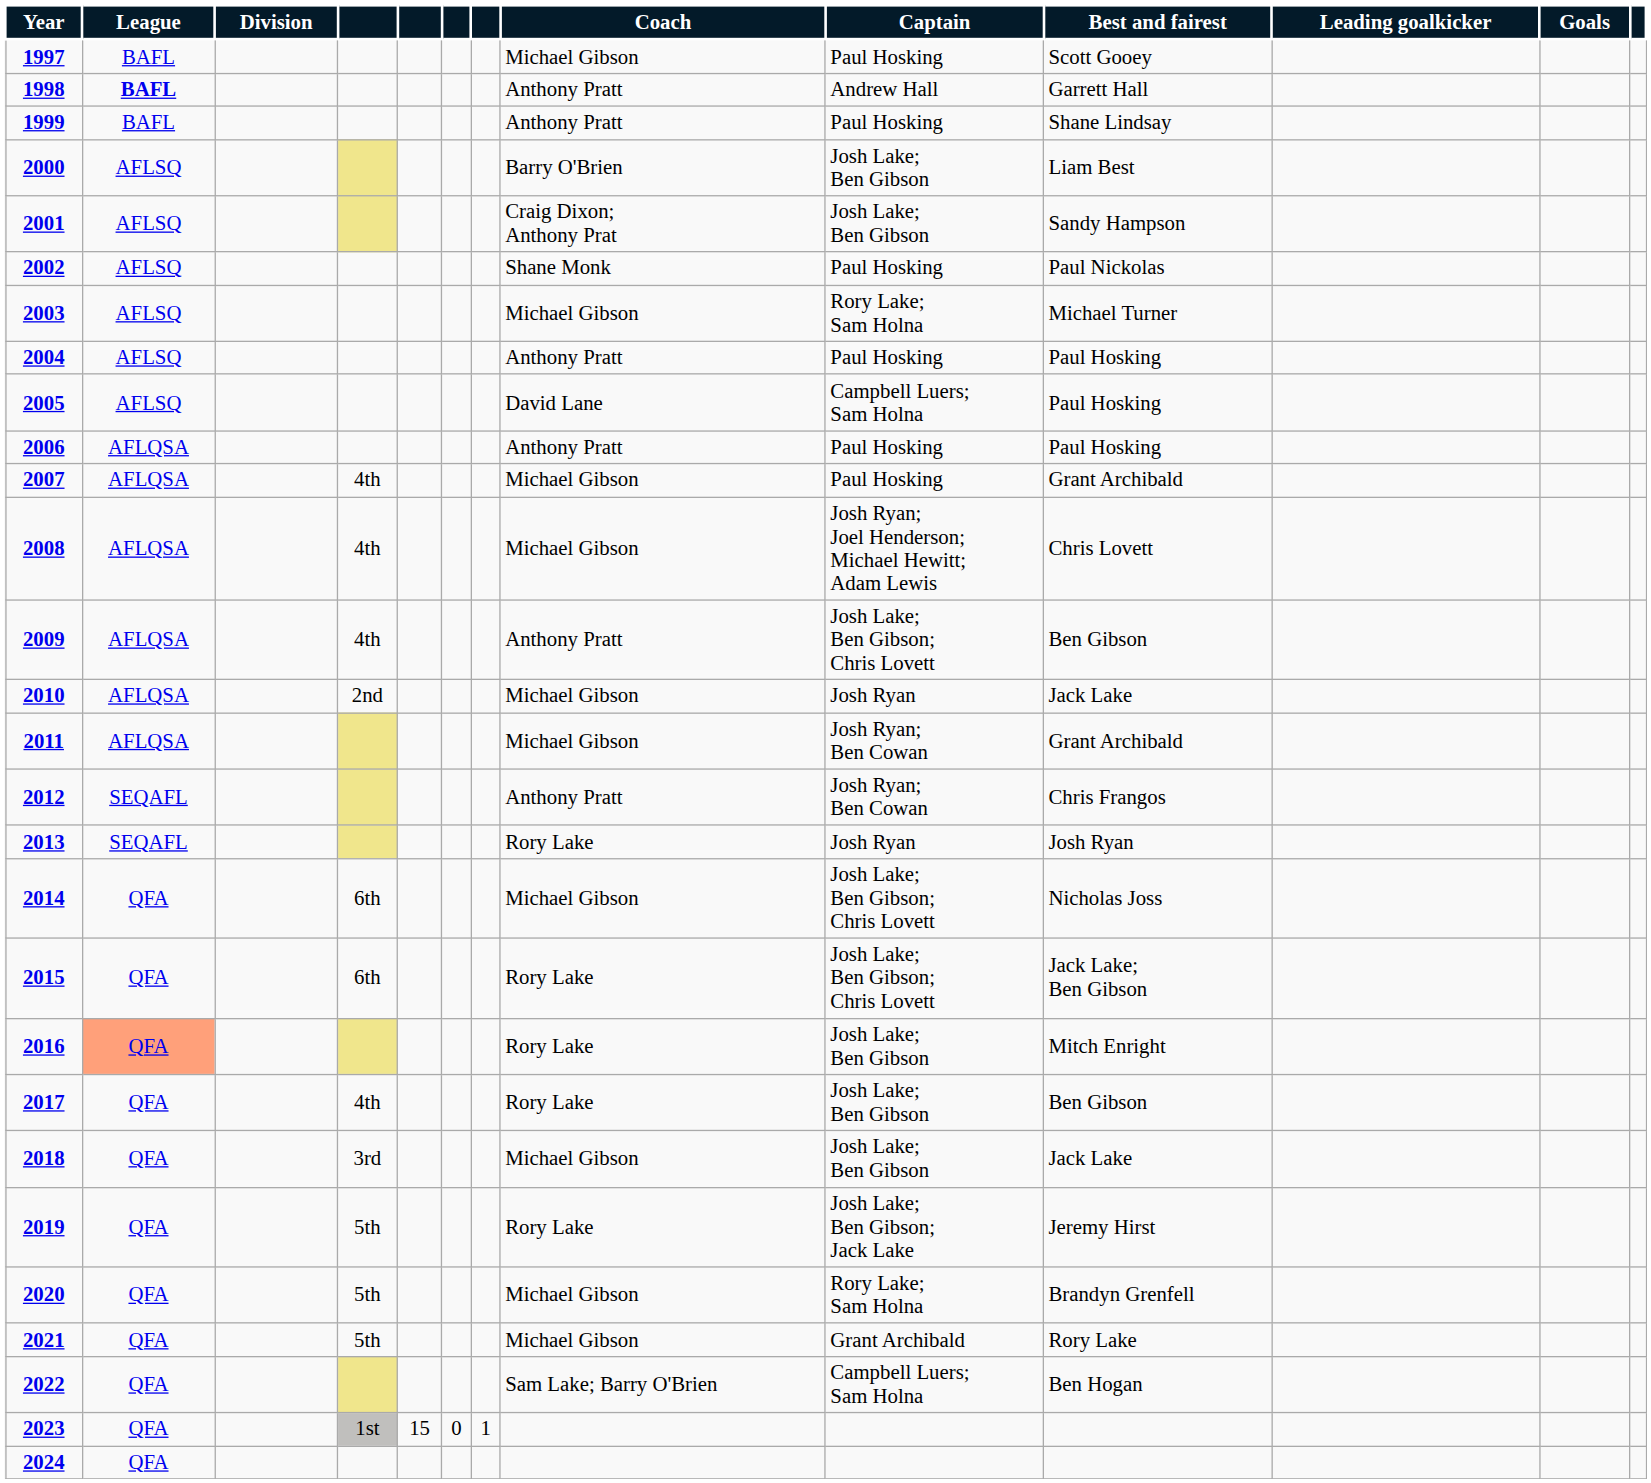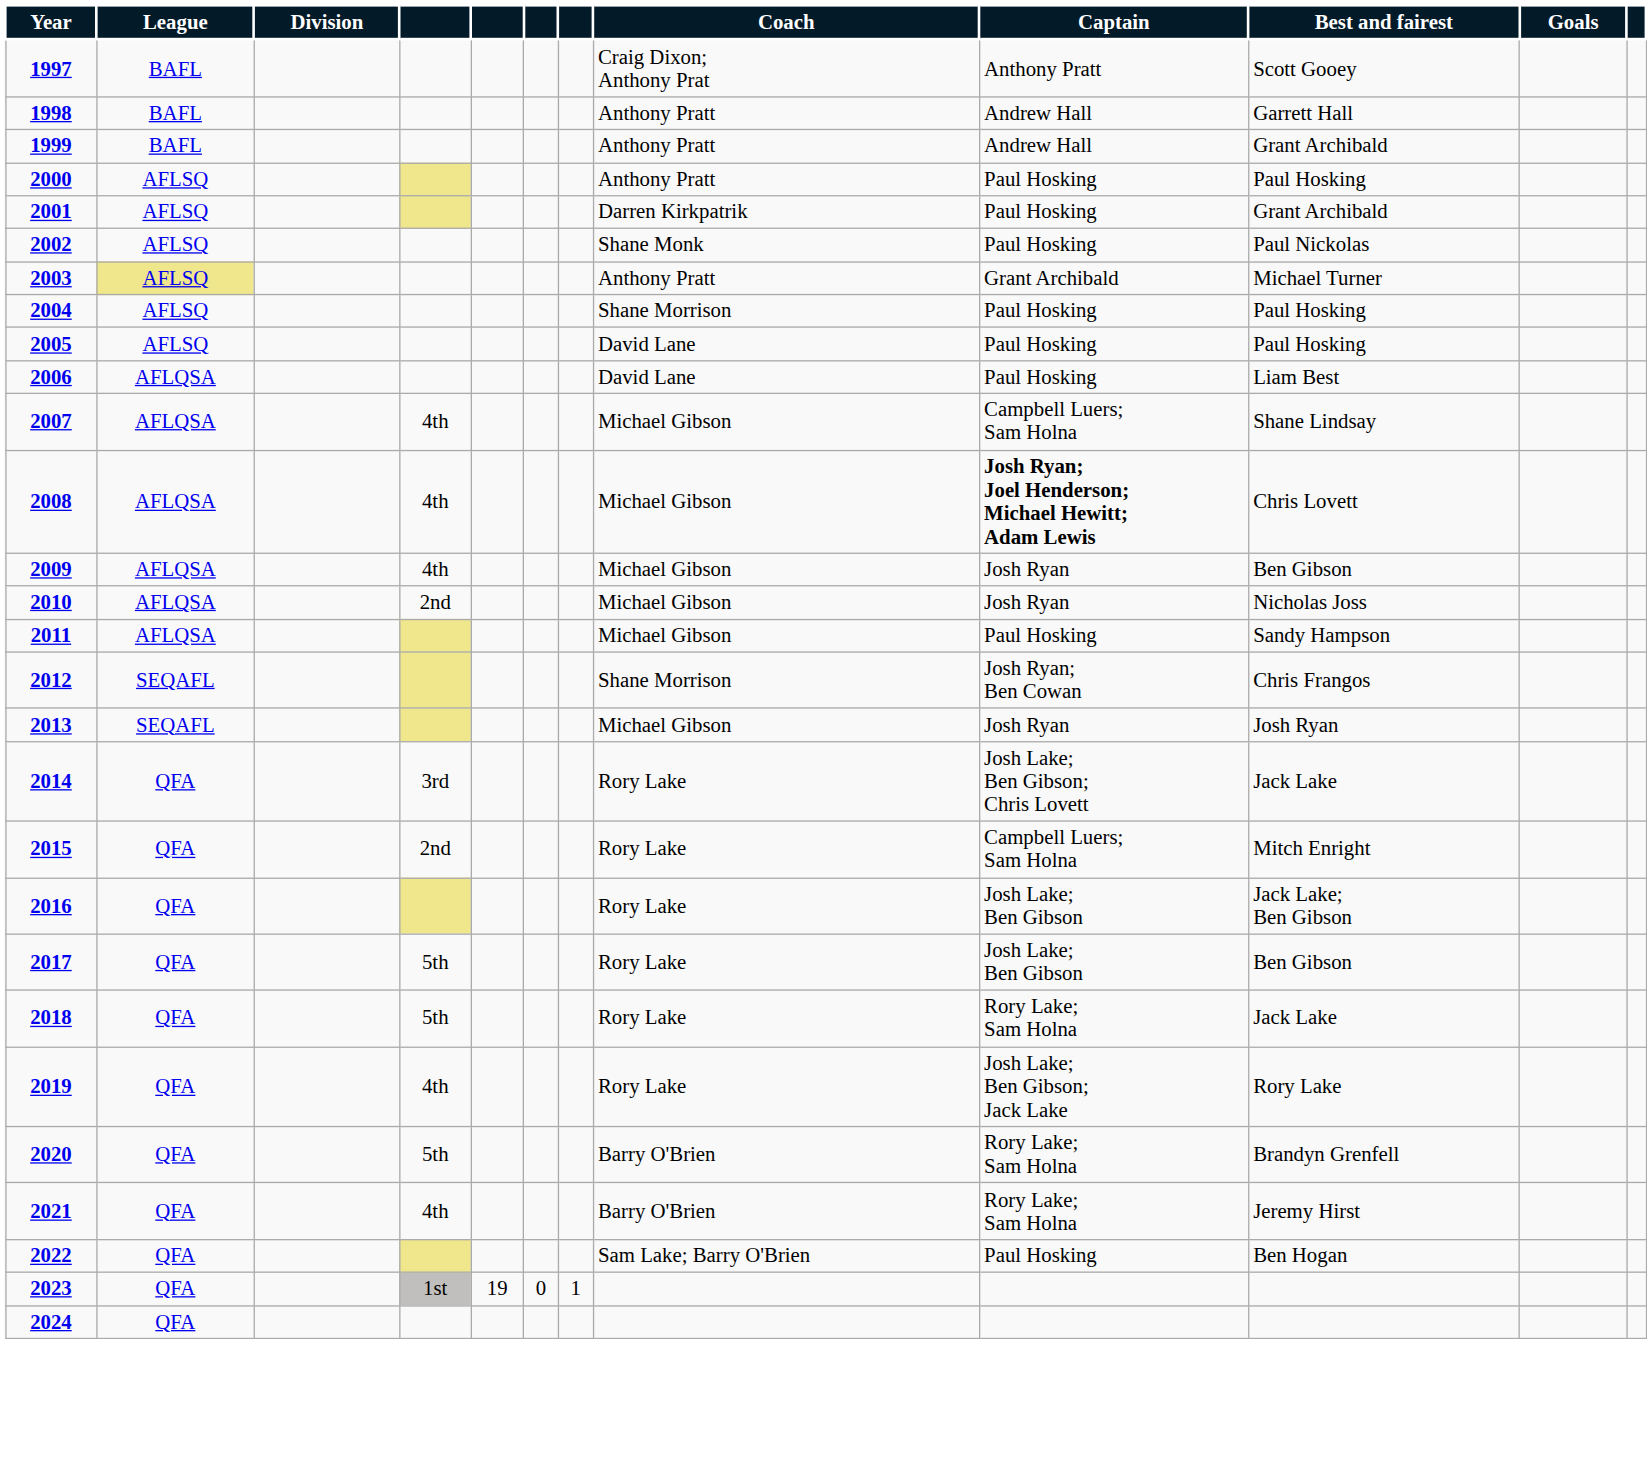- column: (1406, 22)
(572, 56) Michael Gibson -> (654, 68) Craig Dixon; Anthony Prat
(887, 56) Paul Hosking -> (1043, 68) Anthony Pratt
(148, 89) bold -> (175, 112) normal
(887, 122) Paul Hosking -> (1038, 145) Andrew Hall
(1110, 122) Shane Lindsay -> (1320, 145) Grant Archibald
(564, 167) Barry O'Brien -> (657, 178) Anthony Pratt
(880, 167) Josh Lake; Ben Gibson -> (1040, 178) Paul Hosking
(1091, 167) Liam Best -> (1309, 178) Paul Hosking
(561, 223) Craig Dixon; Anthony Prat -> (673, 211) Darren Kirkpatrik
(880, 223) Josh Lake; Ben Gibson -> (1040, 211) Paul Hosking
(1117, 223) Sandy Hampson -> (1320, 211) Grant Archibald
(148, 313) no background -> (175, 277) khaki background
(572, 313) Michael Gibson -> (657, 277) Anthony Pratt
(877, 313) Rory Lake; Sam Holna -> (1051, 277) Grant Archibald
(564, 357) Anthony Pratt -> (665, 310) Shane Morrison
(900, 402) Campbell Luers; Sam Holna -> (1040, 343) Paul Hosking
(564, 447) Anthony Pratt -> (647, 376) David Lane
(1105, 447) Paul Hosking -> (1296, 376) Liam Best
(887, 480) Paul Hosking -> (1054, 421) Campbell Luers; Sam Holna
(1116, 480) Grant Archibald -> (1315, 421) Shane Lindsay
(898, 548) normal -> (1057, 501) bold
(564, 639) Anthony Pratt -> (665, 569) Michael Gibson
(883, 639) Josh Lake; Ben Gibson; Chris Lovett -> (1027, 569) Josh Ryan
(1090, 696) Jack Lake -> (1310, 602) Nicholas Joss
(879, 740) Josh Ryan; Ben Cowan -> (1040, 635) Paul Hosking
(1116, 740) Grant Archibald -> (1322, 635) Sandy Hampson
(564, 797) Anthony Pratt -> (665, 680) Shane Morrison
(549, 841) Rory Lake -> (665, 724) Michael Gibson
(367, 898) 6th -> (435, 781) 3rd
(572, 898) Michael Gibson -> (642, 781) Rory Lake
(1105, 898) Nicholas Joss -> (1295, 781) Jack Lake
(367, 977) 6th -> (435, 849) 2nd
(883, 977) Josh Lake; Ben Gibson; Chris Lovett -> (1054, 849) Campbell Luers; Sam Holna
(1098, 977) Jack Lake; Ben Gibson -> (1312, 849) Mitch Enright
(148, 1046) lightsalmon background -> (175, 905) no background
(1107, 1046) Mitch Enright -> (1303, 905) Jack Lake; Ben Gibson
(367, 1102) 4th -> (435, 962) 5th
(367, 1158) 3rd -> (435, 1018) 5th
(572, 1158) Michael Gibson -> (642, 1018) Rory Lake
(880, 1158) Josh Lake; Ben Gibson -> (1031, 1018) Rory Lake; Sam Holna
(367, 1226) 5th -> (435, 1086) 4th
(1102, 1226) Jeremy Hirst -> (1297, 1086) Rory Lake
(572, 1294) Michael Gibson -> (657, 1154) Barry O'Brien
(367, 1339) 5th -> (435, 1210) 4th
(572, 1339) Michael Gibson -> (657, 1210) Barry O'Brien
(898, 1339) Grant Archibald -> (1031, 1210) Rory Lake; Sam Holna
(1093, 1339) Rory Lake -> (1307, 1210) Jeremy Hirst
(900, 1384) Campbell Luers; Sam Holna -> (1040, 1255) Paul Hosking
(420, 1429) 15 -> (497, 1288) 19
